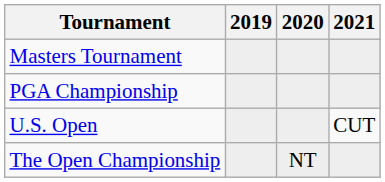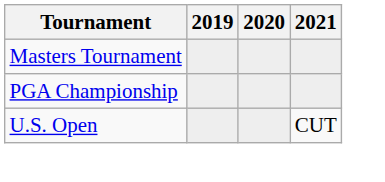- row: (115, 160)
